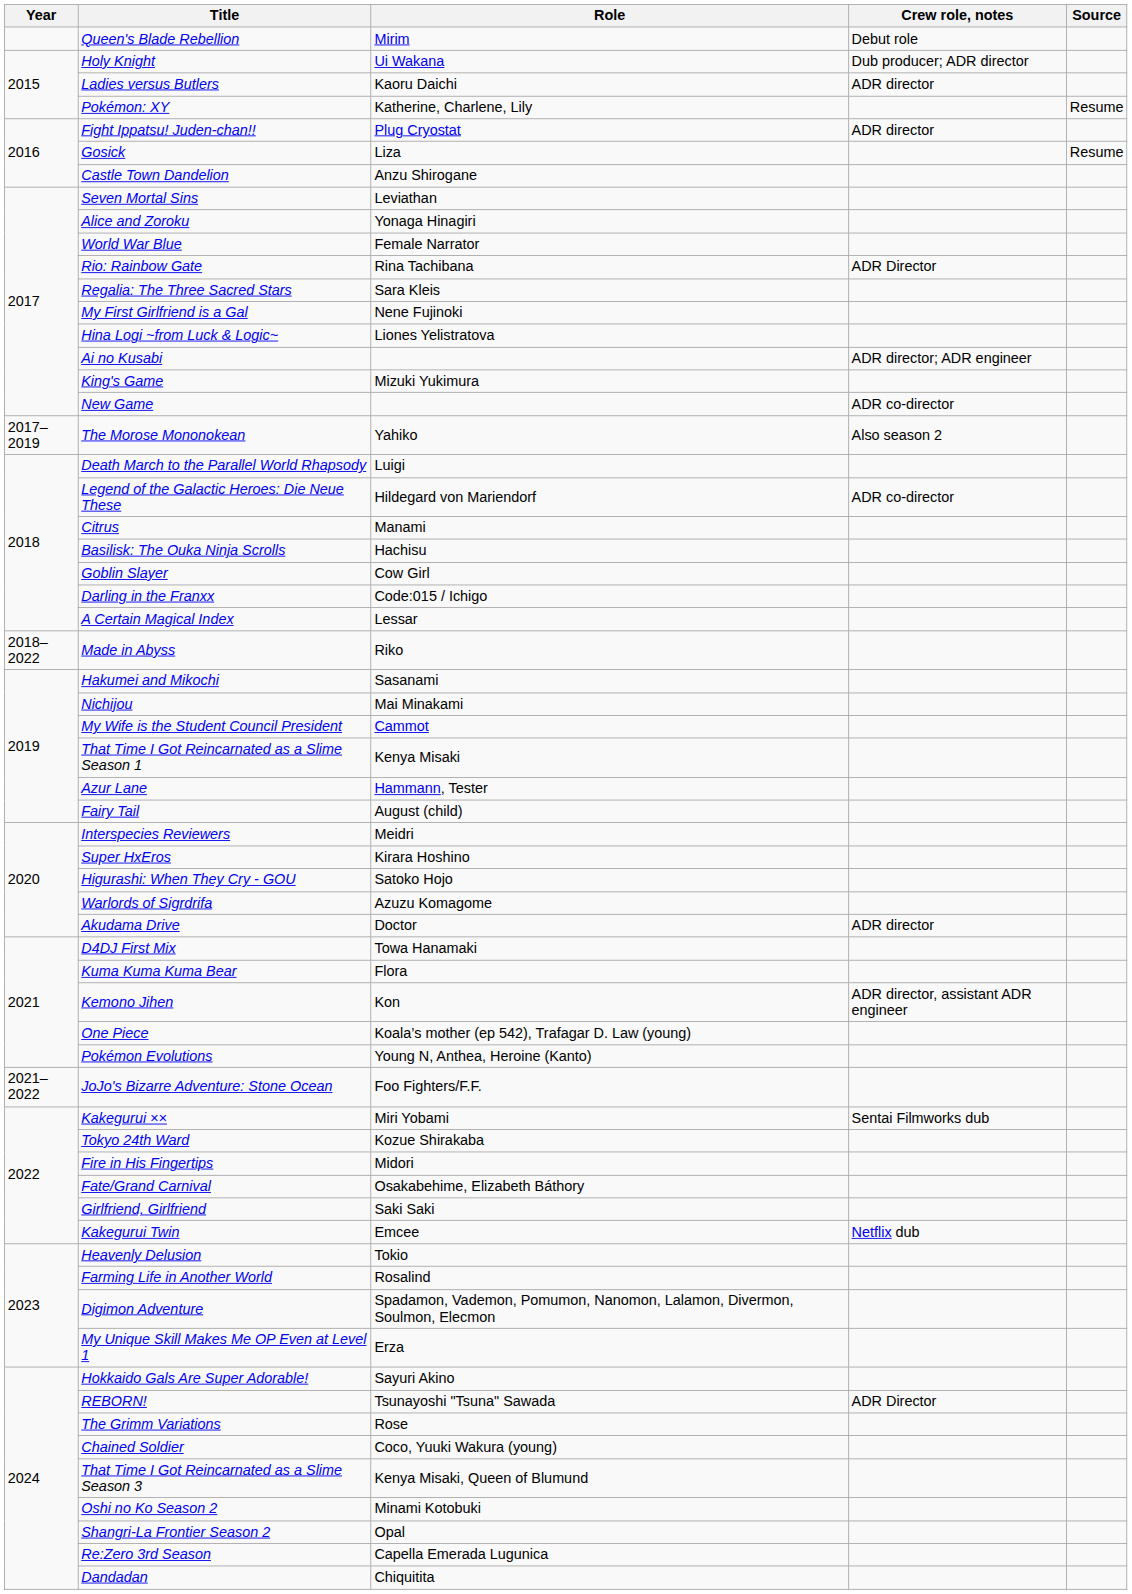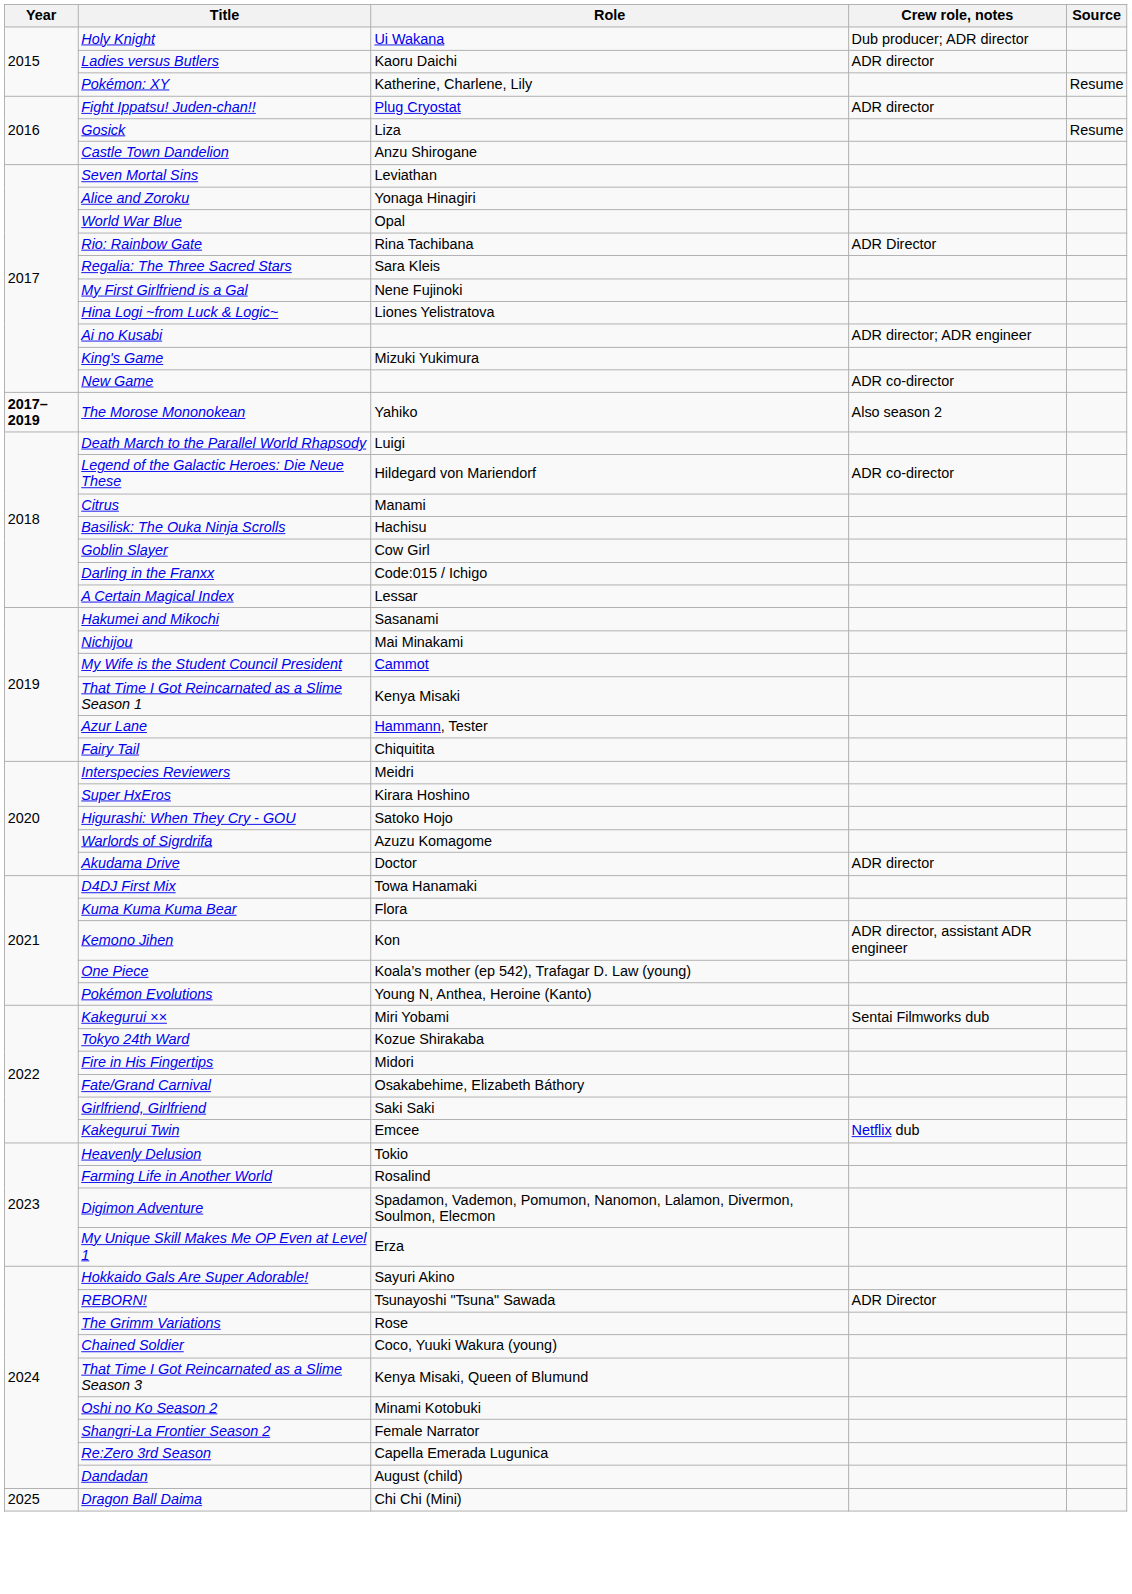- row: (160, 38)
(427, 244) Female Narrator -> (390, 221) Opal
(28, 435) normal -> (28, 412) bold
- row: (128, 650)
(418, 811) August (child) -> (404, 749) Chiquitita
- row: (207, 1087)
(390, 1531) Opal -> (427, 1431) Female Narrator
(404, 1577) Chiquitita -> (418, 1476) August (child)
+ row: (142, 1499)
